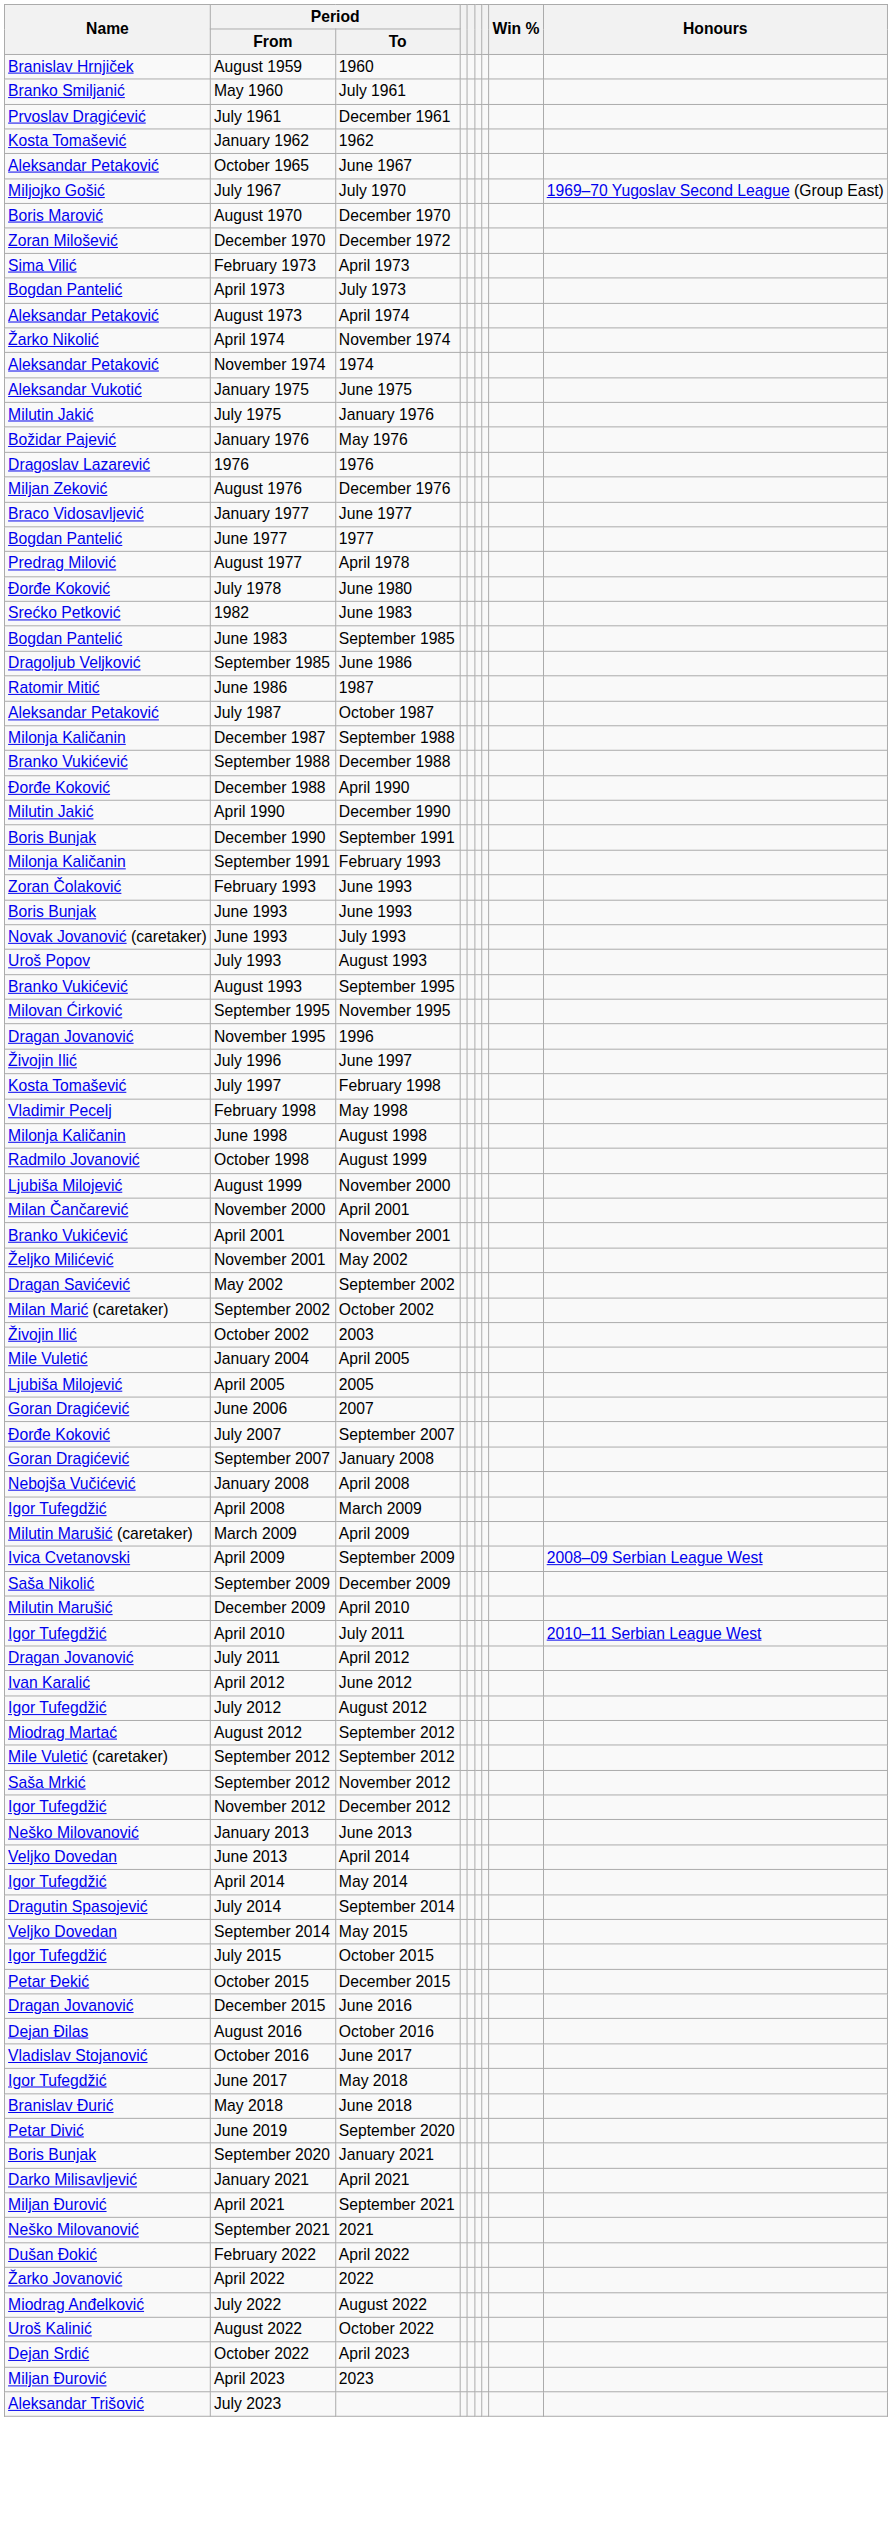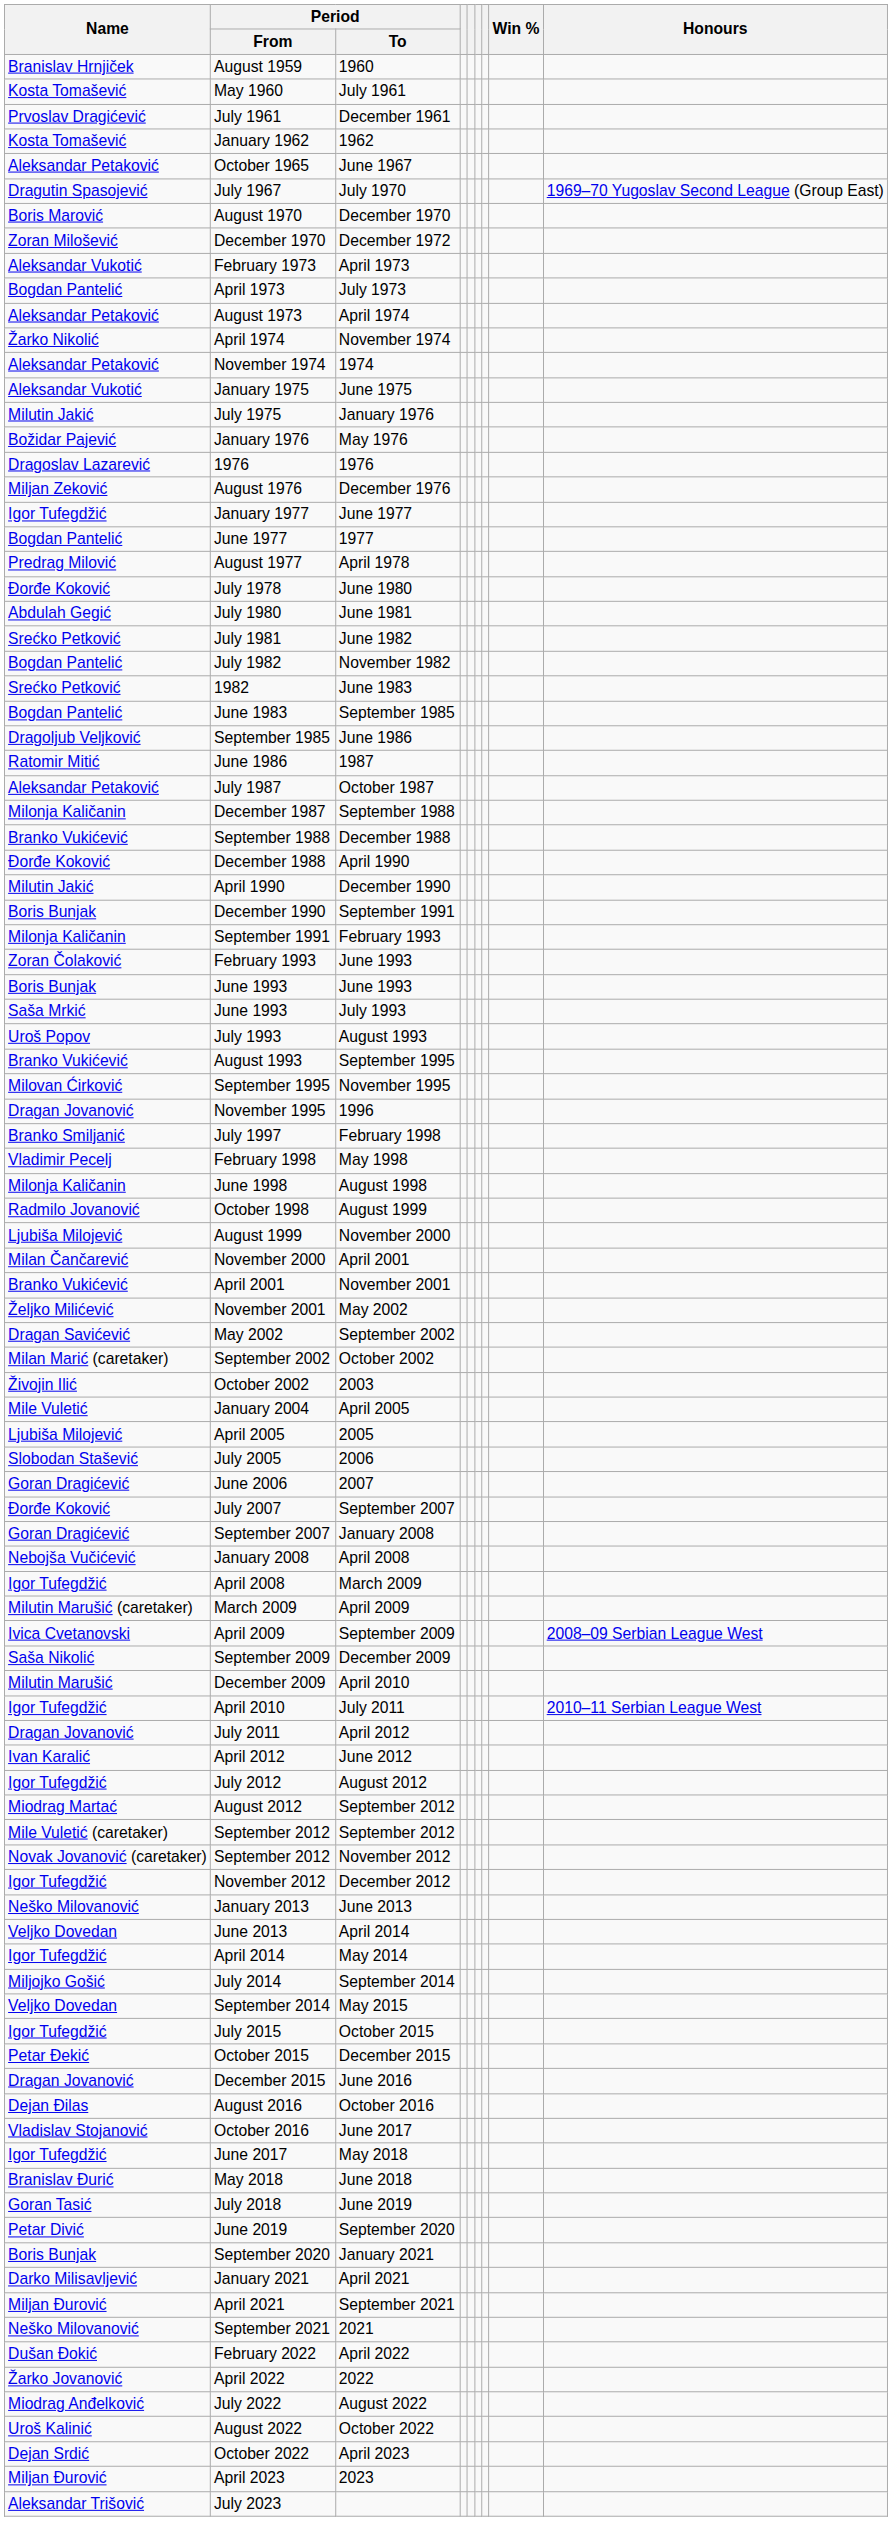(66, 91) Branko Smiljanić -> (67, 91) Kosta Tomašević
(56, 191) Miljojko Gošić -> (78, 191) Dragutin Spasojević
(42, 265) Sima Vilić -> (75, 265) Aleksandar Vukotić
(76, 514) Braco Vidosavljević -> (57, 514) Igor Tufegdžić
+ row: (248, 613)
+ row: (248, 638)
+ row: (248, 663)
(107, 937) Novak Jovanović (caretaker) -> (47, 1011) Saša Mrkić
- row: (248, 1061)
(67, 1086) Kosta Tomašević -> (66, 1135) Branko Smiljanić
+ row: (248, 1459)
(47, 1782) Saša Mrkić -> (107, 1857) Novak Jovanović (caretaker)
(78, 1906) Dragutin Spasojević -> (56, 1981) Miljojko Gošić
+ row: (248, 2205)
